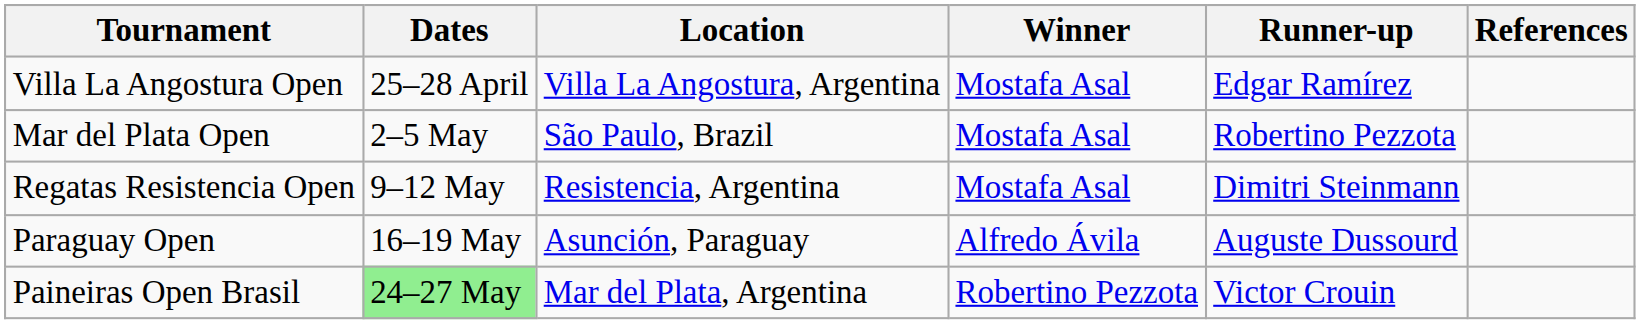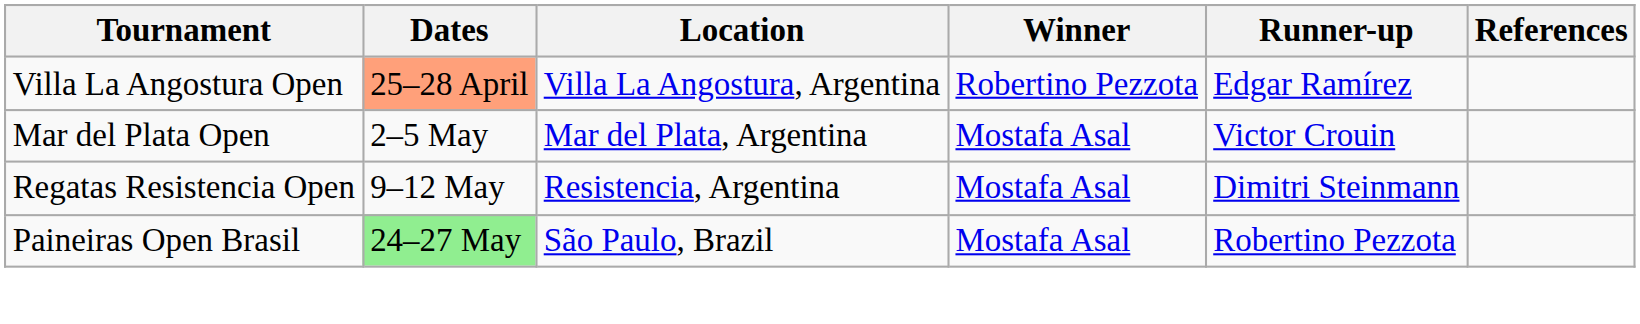(449, 82) no background -> (449, 82) lightsalmon background
(1043, 82) Mostafa Asal -> (1077, 82) Robertino Pezzota
(659, 135) São Paulo, Brazil -> (705, 135) Mar del Plata, Argentina
(1335, 135) Robertino Pezzota -> (1304, 135) Victor Crouin
- row: (114, 239)
(705, 291) Mar del Plata, Argentina -> (659, 239) São Paulo, Brazil
(1077, 291) Robertino Pezzota -> (1043, 239) Mostafa Asal
(1304, 291) Victor Crouin -> (1335, 239) Robertino Pezzota
